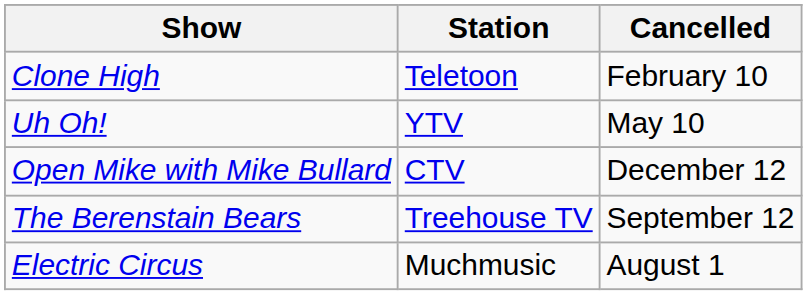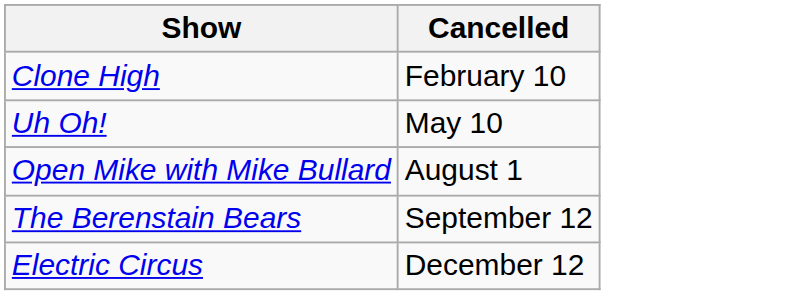- column: (499, 28)
(696, 170) December 12 -> (464, 170) August 1
(666, 265) August 1 -> (495, 265) December 12
